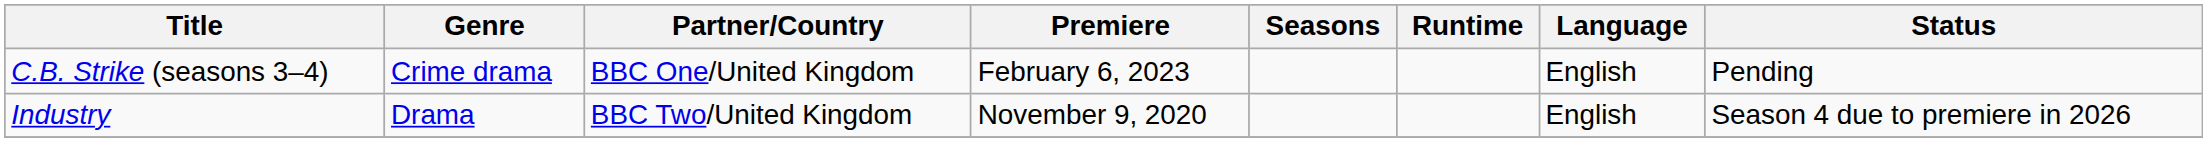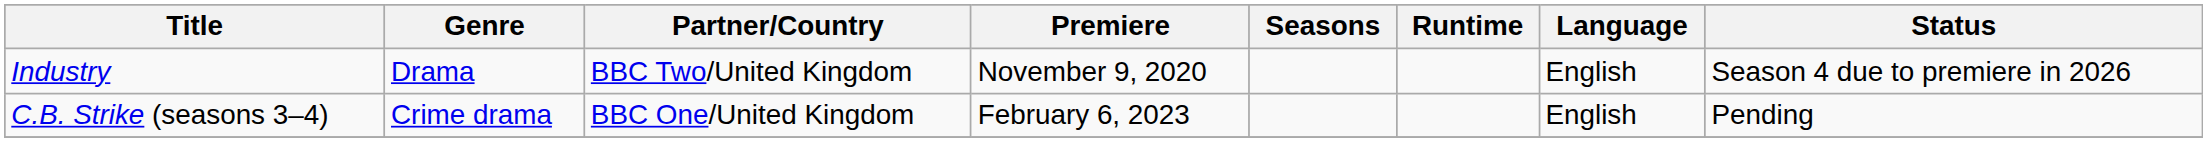rows swapped: (61, 114) <-> (170, 70)
